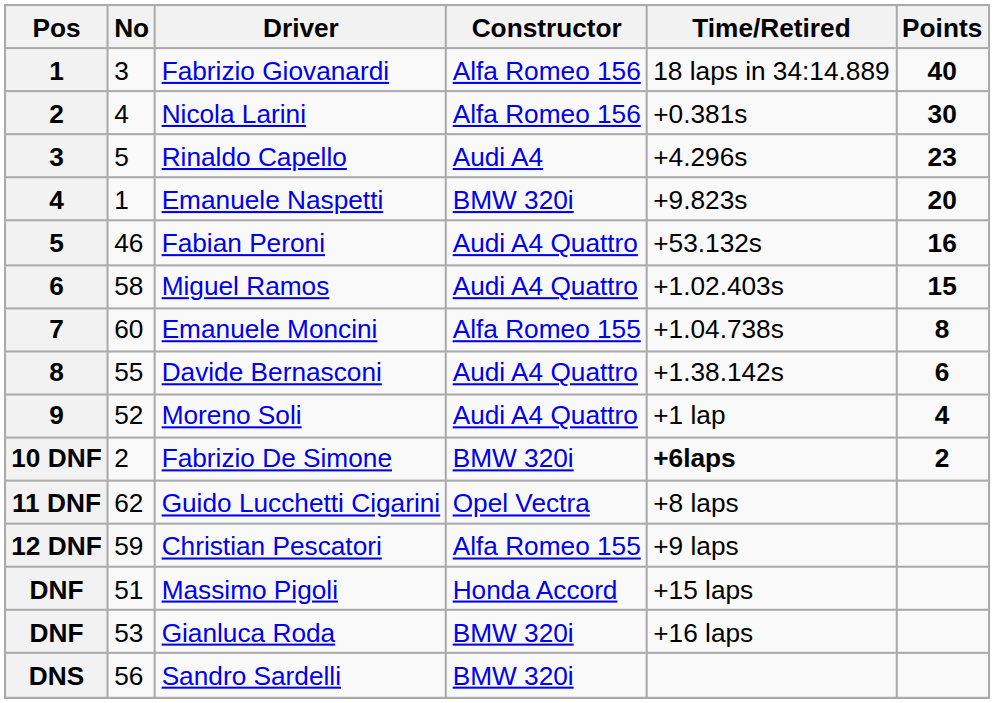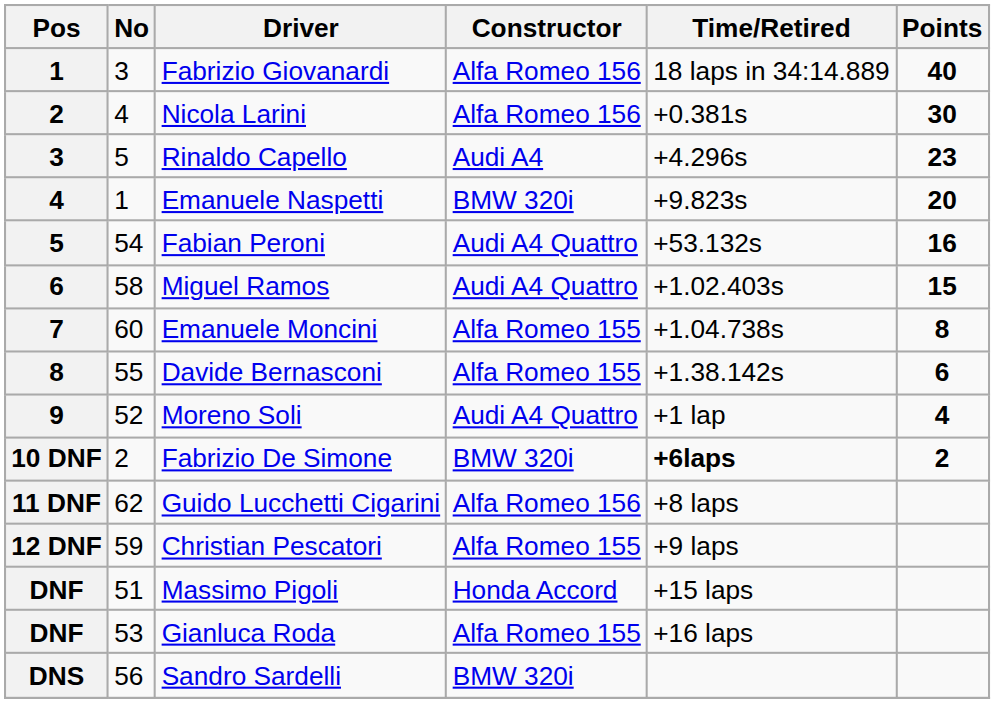(129, 243) 46 -> (129, 243) 54
(545, 372) Audi A4 Quattro -> (547, 372) Alfa Romeo 155
(521, 502) Opel Vectra -> (547, 502) Alfa Romeo 156
(513, 632) BMW 320i -> (547, 632) Alfa Romeo 155
